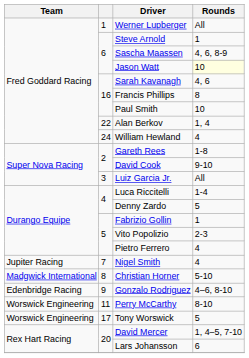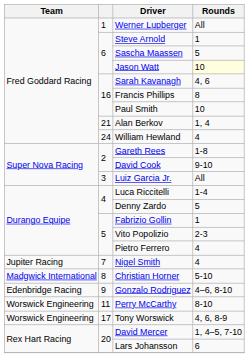(211, 53) 4, 6, 8-9 -> (197, 53) 5
(106, 122) 22 -> (106, 122) 21
(197, 317) 5 -> (211, 317) 4, 6, 8-9
